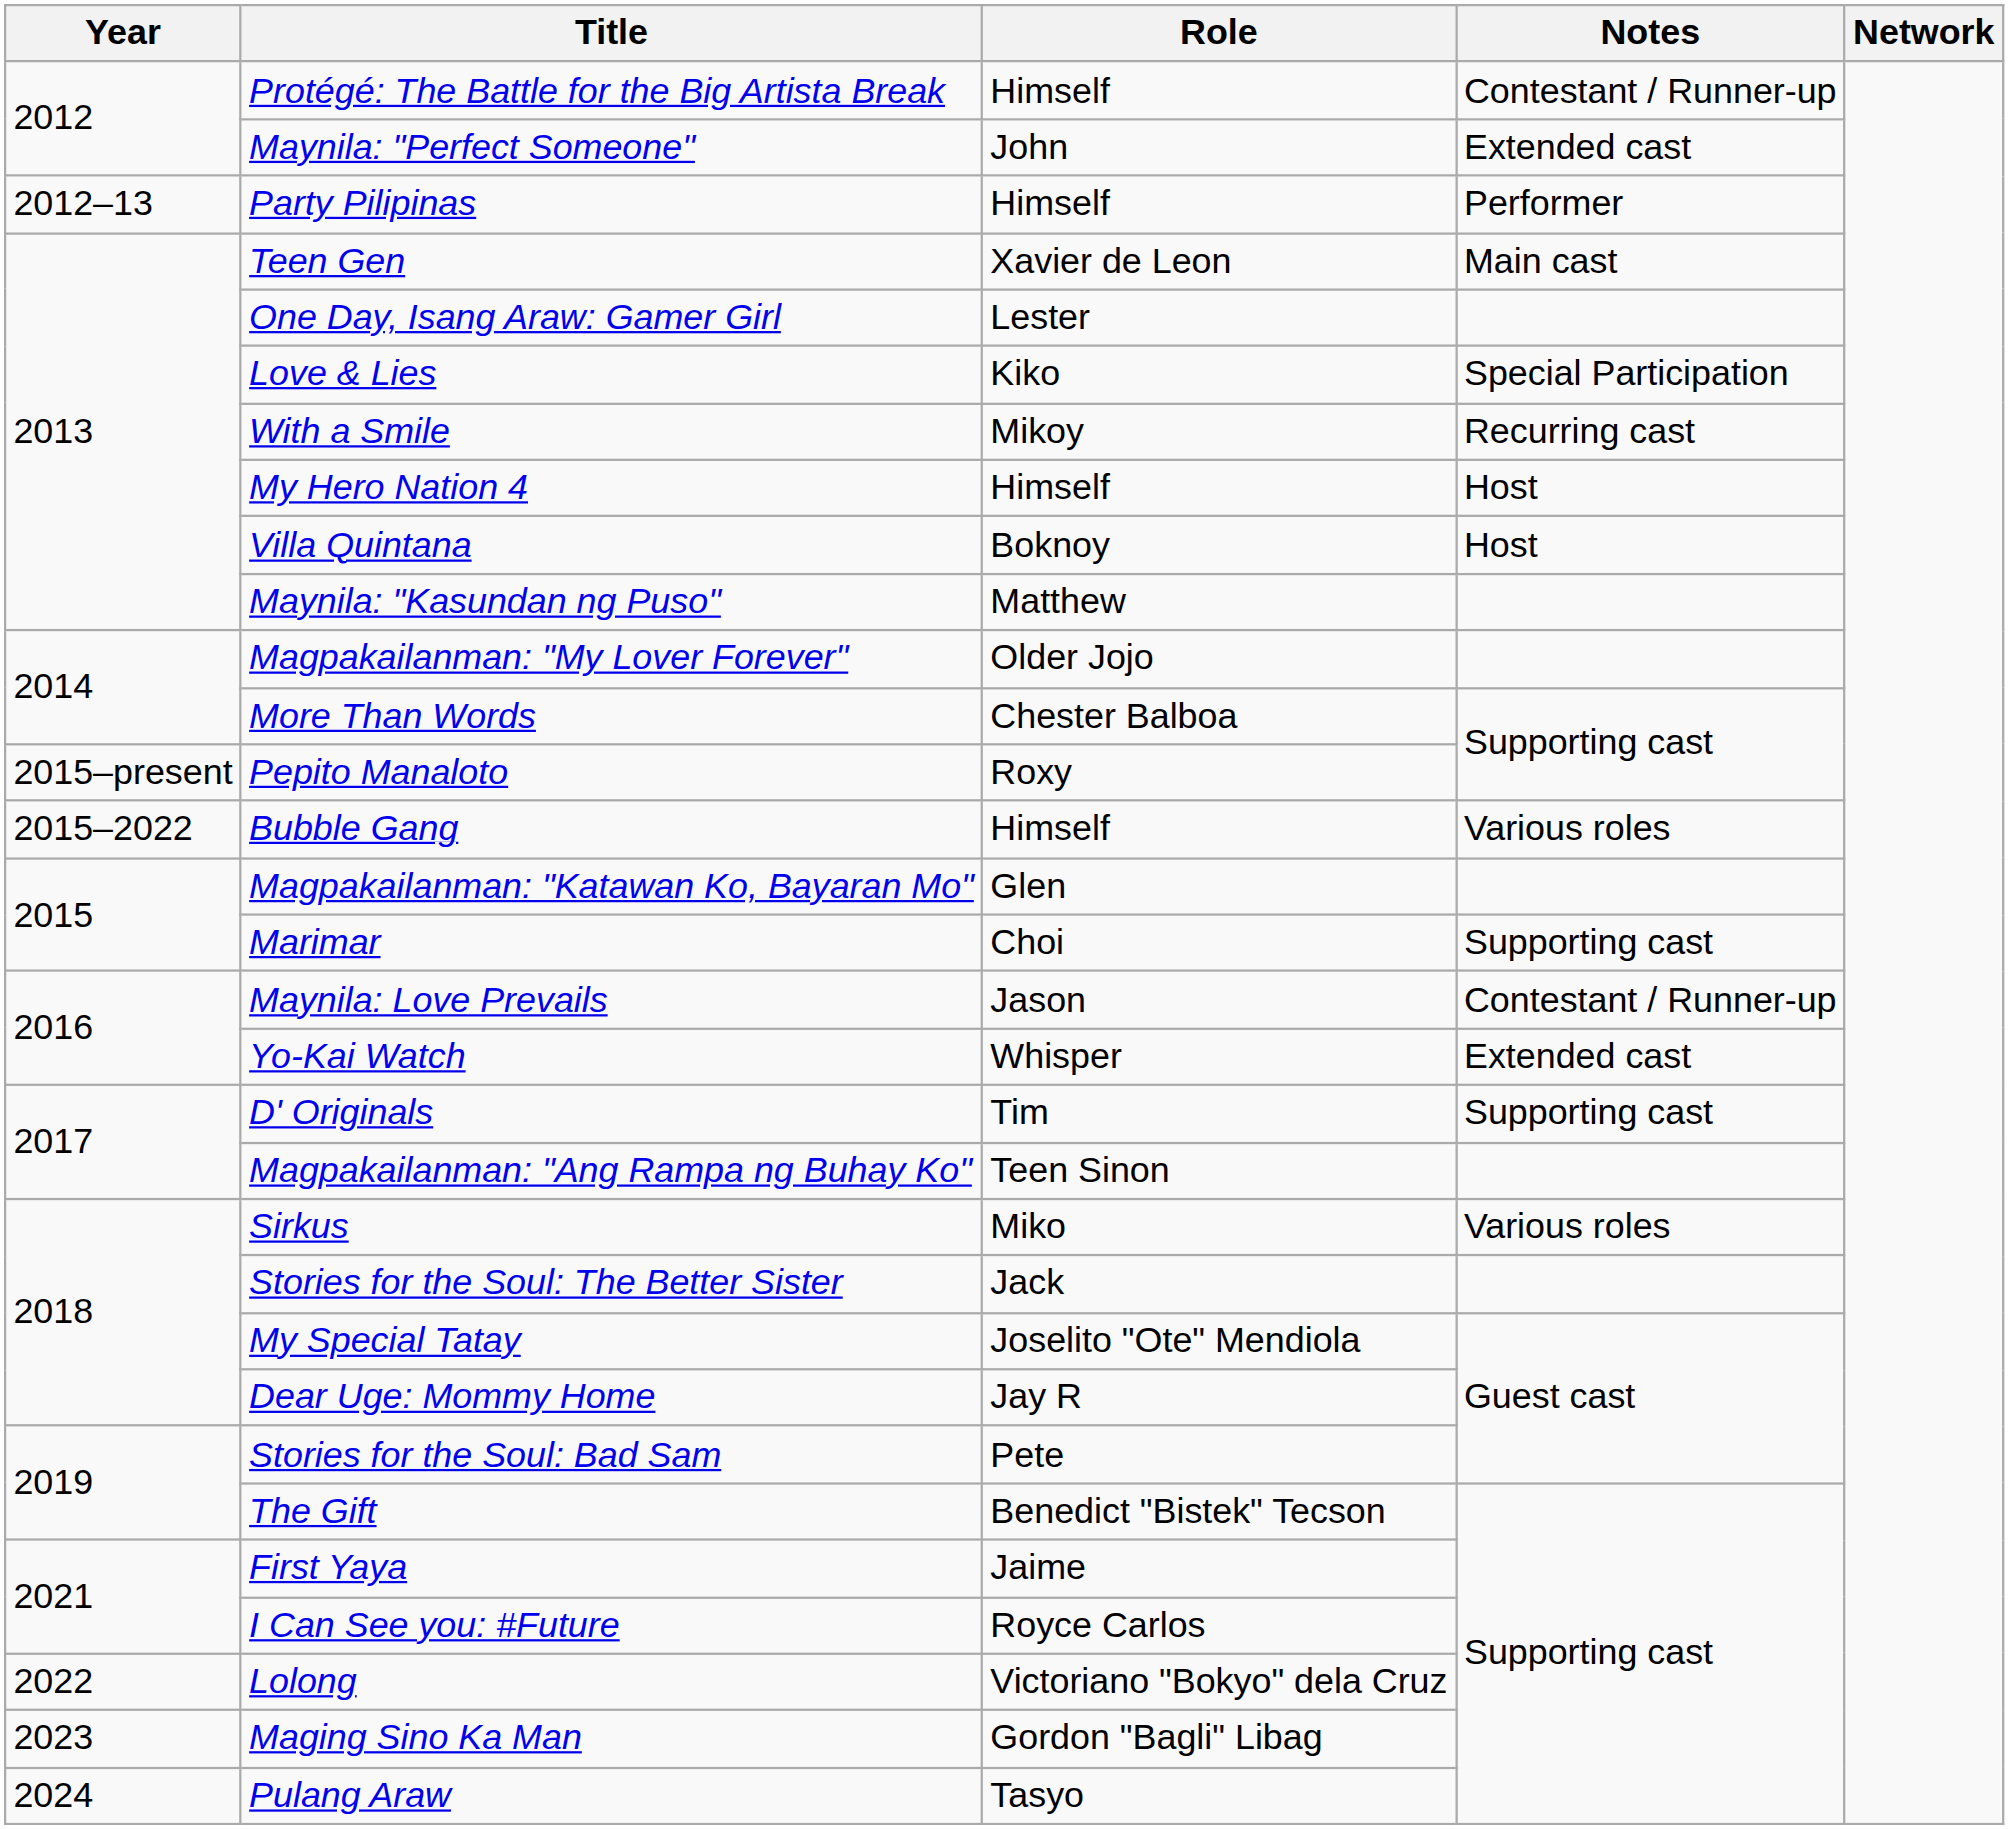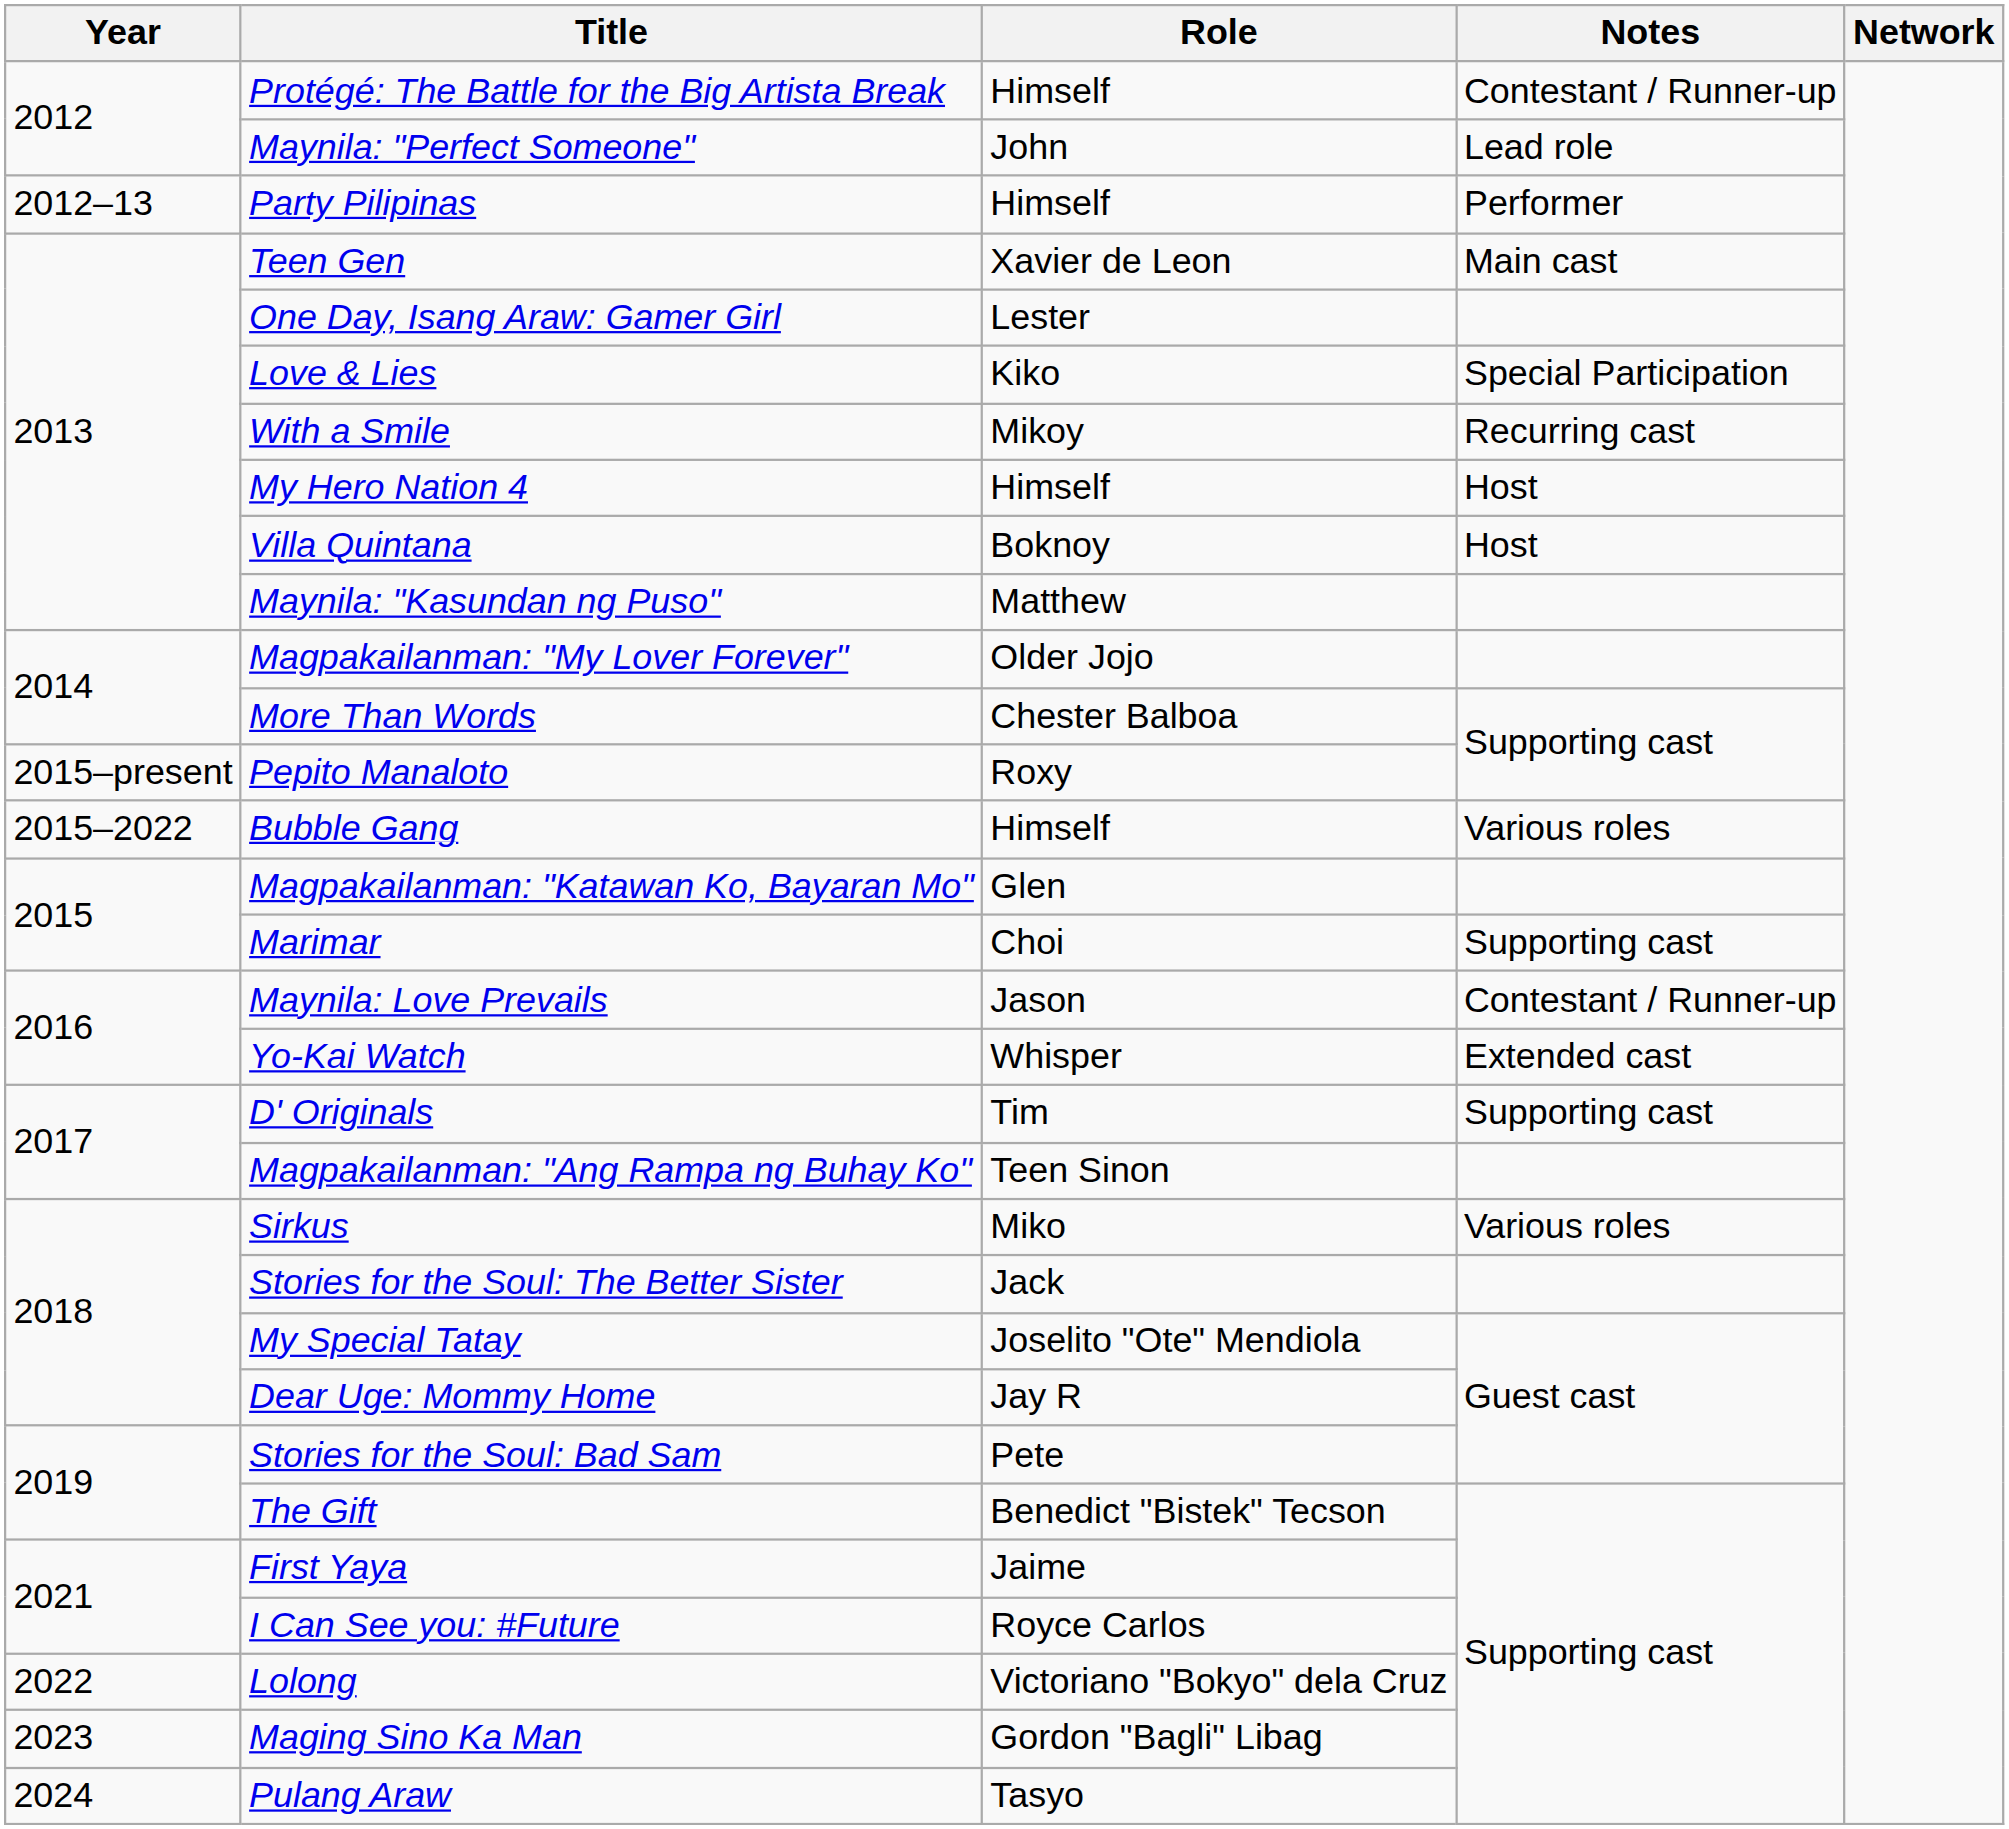(1578, 146) Extended cast -> (1539, 146) Lead role
